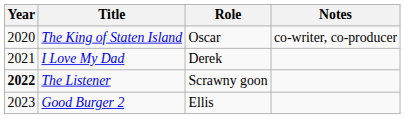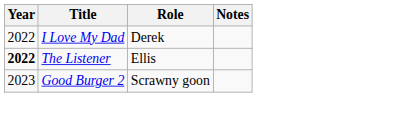- row: (112, 37)
(21, 59) 2021 -> (21, 37) 2022
(228, 80) Scrawny goon -> (143, 59) Ellis
(201, 102) Ellis -> (170, 80) Scrawny goon
